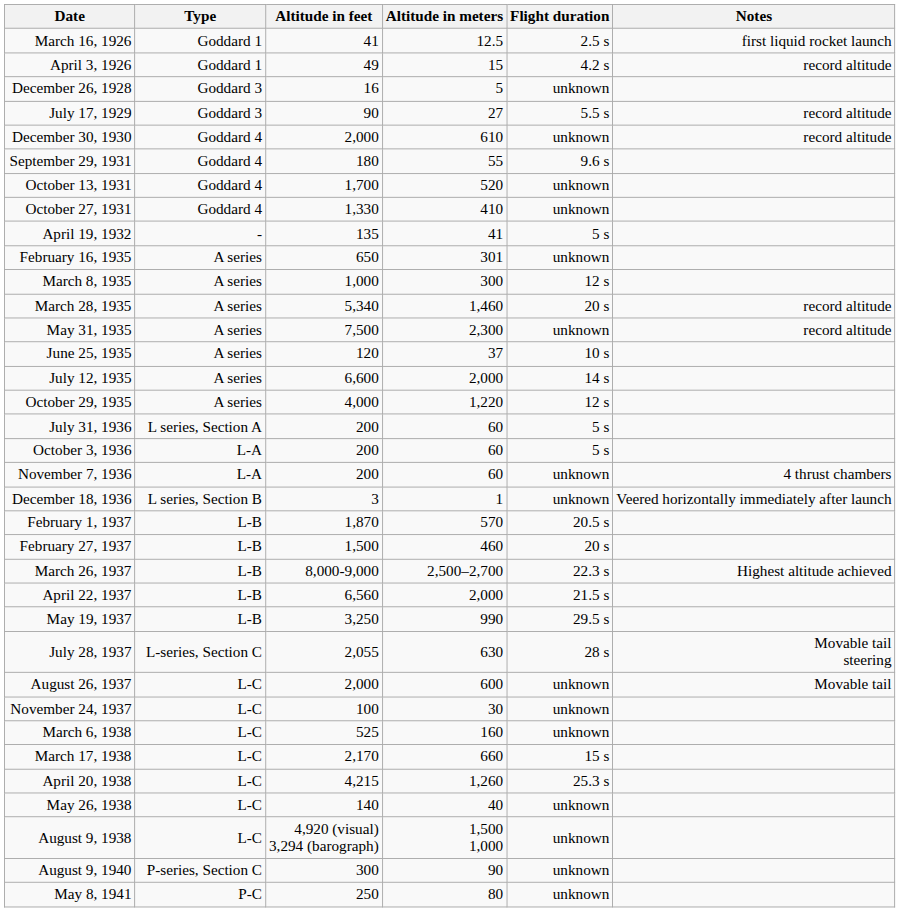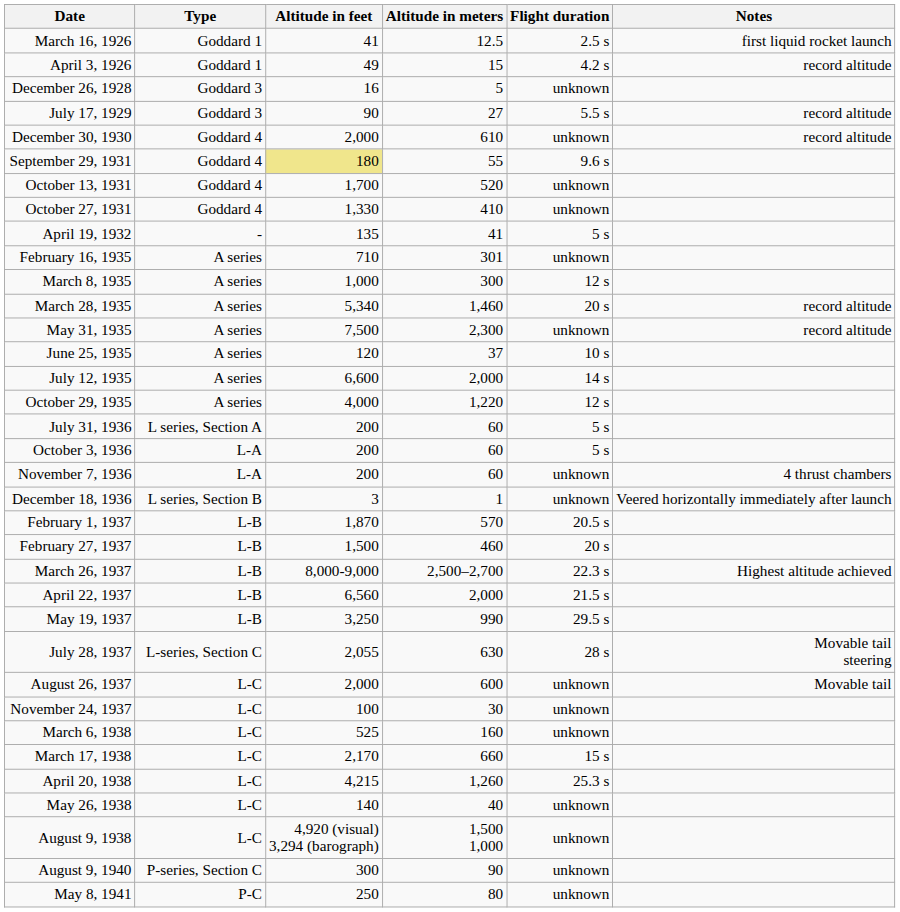(367, 161) no background -> (367, 161) khaki background
(367, 257) 650 -> (367, 257) 710
